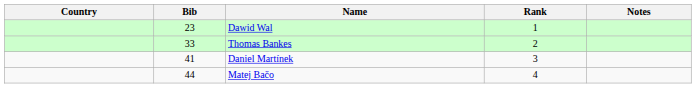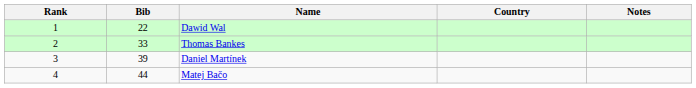columns swapped: (535, 12) <-> (79, 12)
(190, 28) 23 -> (143, 28) 22
(190, 59) 41 -> (143, 59) 39
